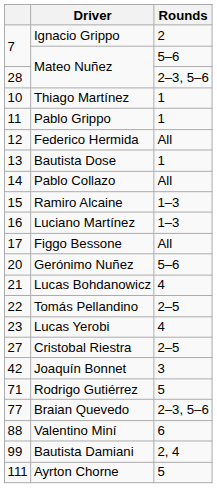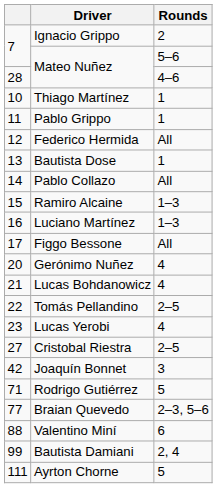(183, 77) 2–3, 5–6 -> (168, 77) 4–6
(168, 264) 5–6 -> (161, 264) 4
